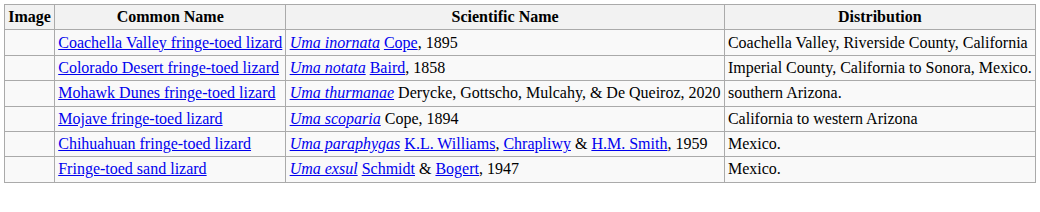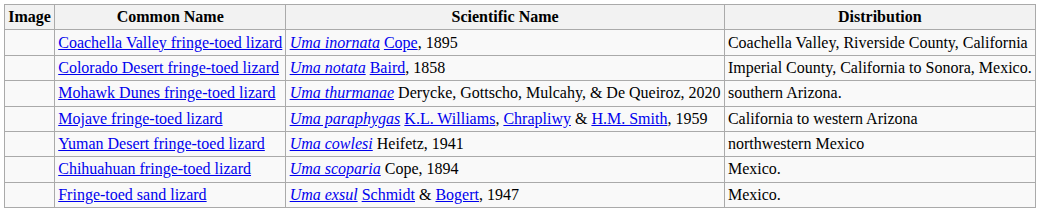(374, 118) Uma scoparia Cope, 1894 -> (499, 118) Uma paraphygas K.L. Williams, Chrapliwy & H.M. Smith, 1959
+ row: (162, 144)
(499, 144) Uma paraphygas K.L. Williams, Chrapliwy & H.M. Smith, 1959 -> (374, 169) Uma scoparia Cope, 1894
